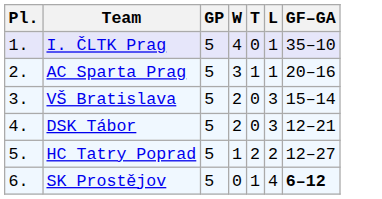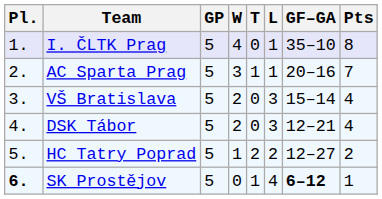+ column: (359, 18)
(19, 181) normal -> (19, 181) bold
